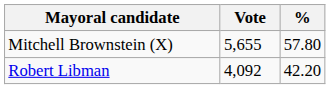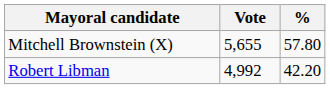(243, 70) 4,092 -> (243, 70) 4,992
